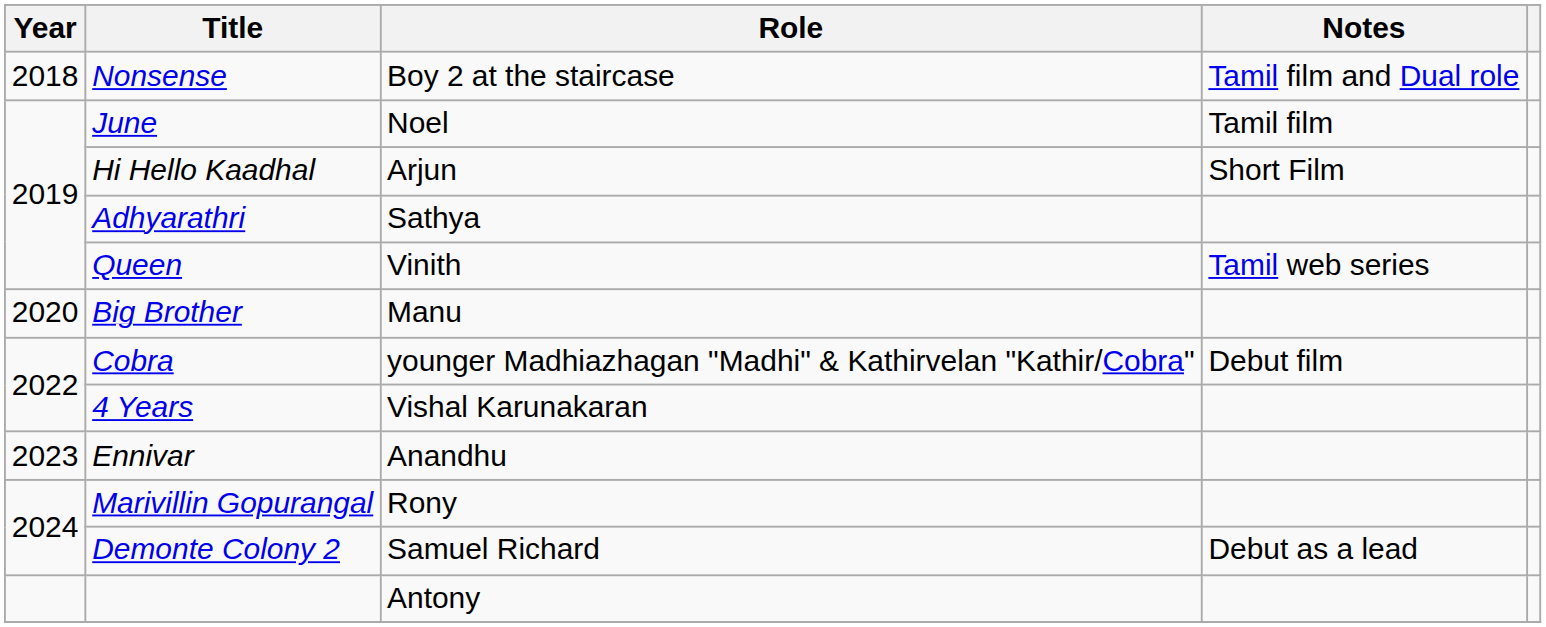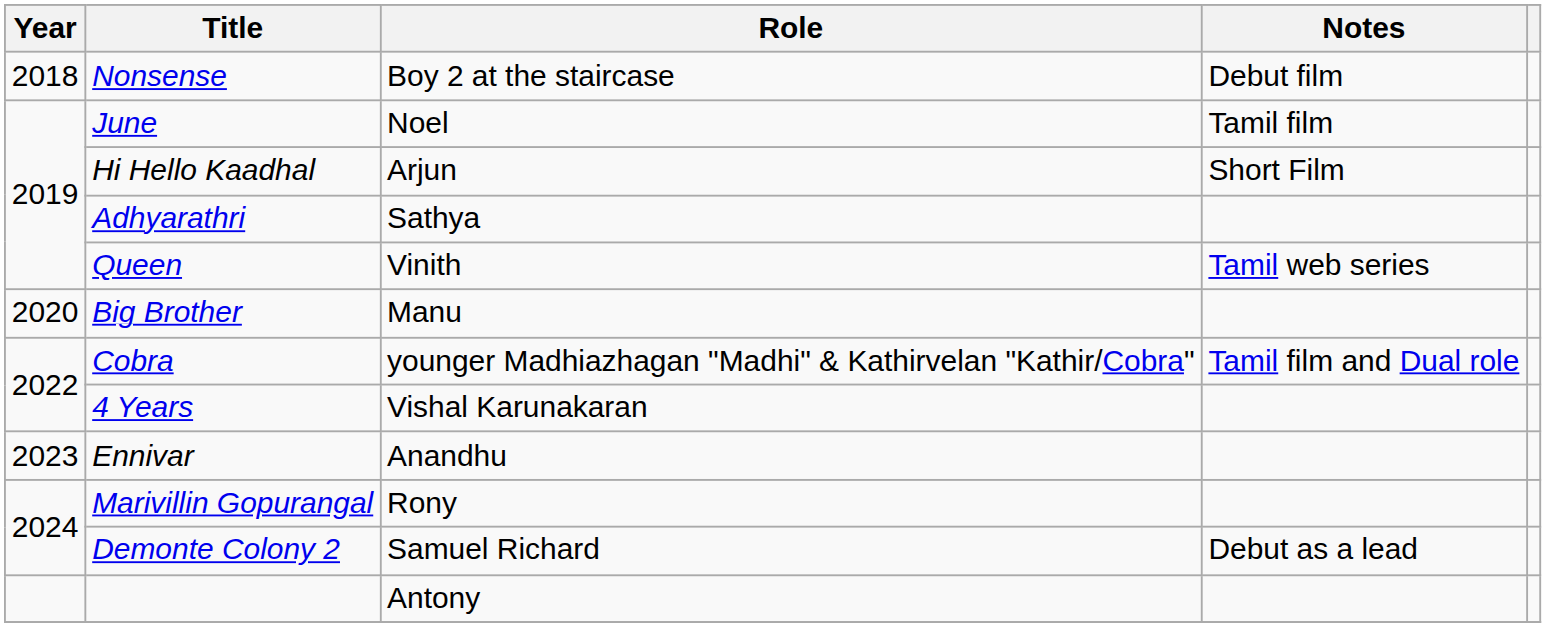(1364, 75) Tamil film and Dual role -> (1276, 75) Debut film
(1276, 360) Debut film -> (1364, 360) Tamil film and Dual role
